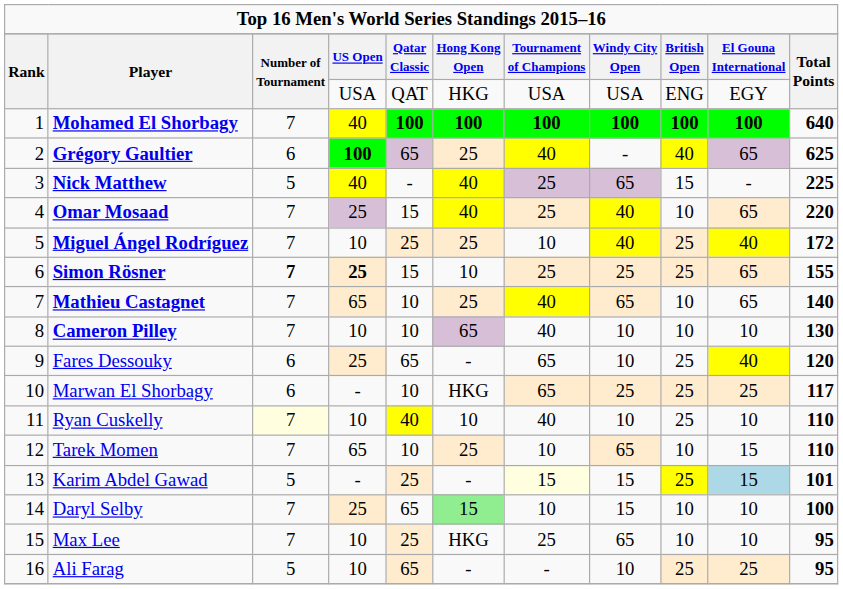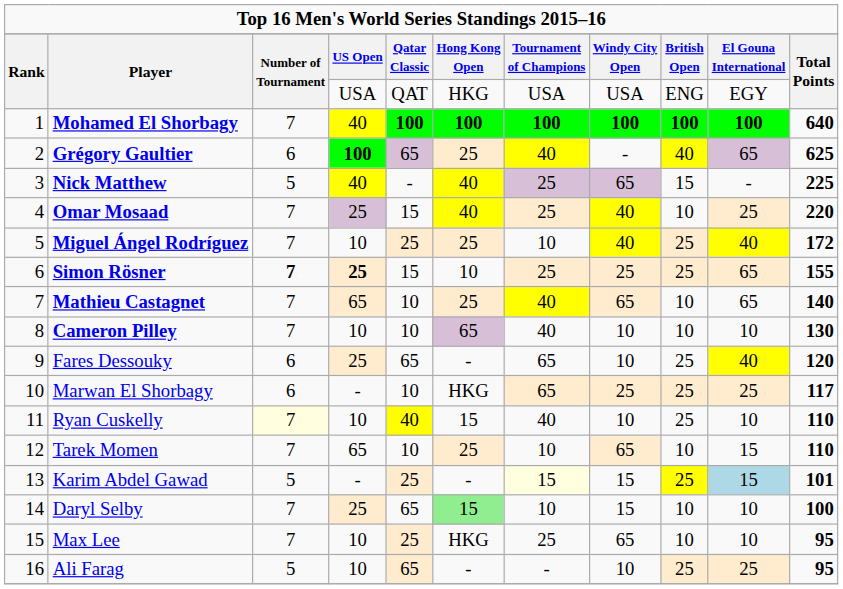(749, 212) 65 -> (749, 212) 25
(468, 420) 10 -> (468, 420) 15
